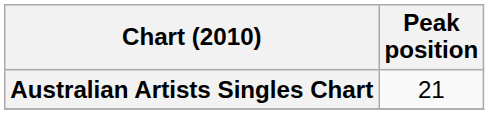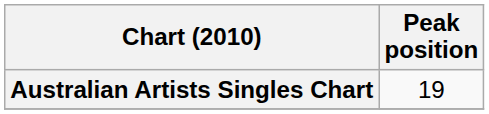(431, 89) 21 -> (431, 89) 19
